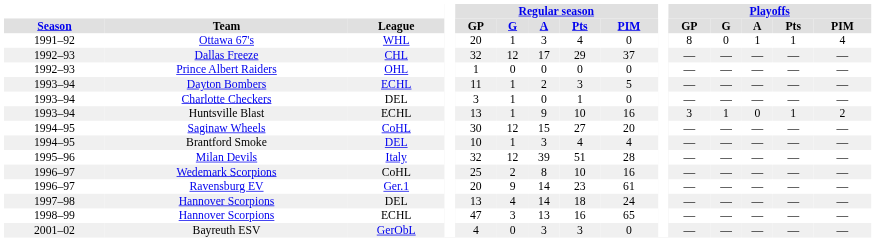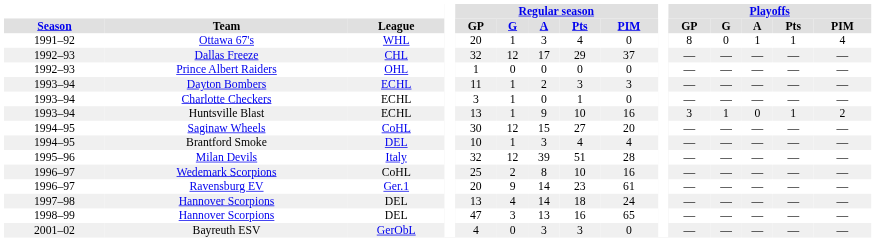(629, 84) 5 -> (629, 84) 3
(396, 99) DEL -> (396, 99) ECHL
(396, 215) ECHL -> (396, 215) DEL
